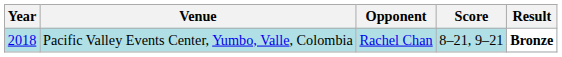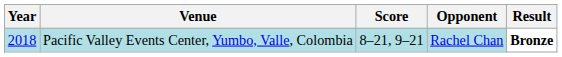columns swapped: (396, 16) <-> (471, 16)
